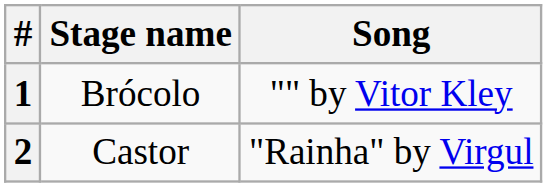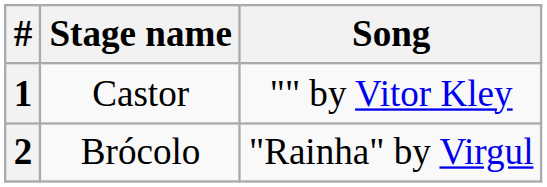(141, 92) Brócolo -> (141, 92) Castor
(141, 151) Castor -> (141, 151) Brócolo
